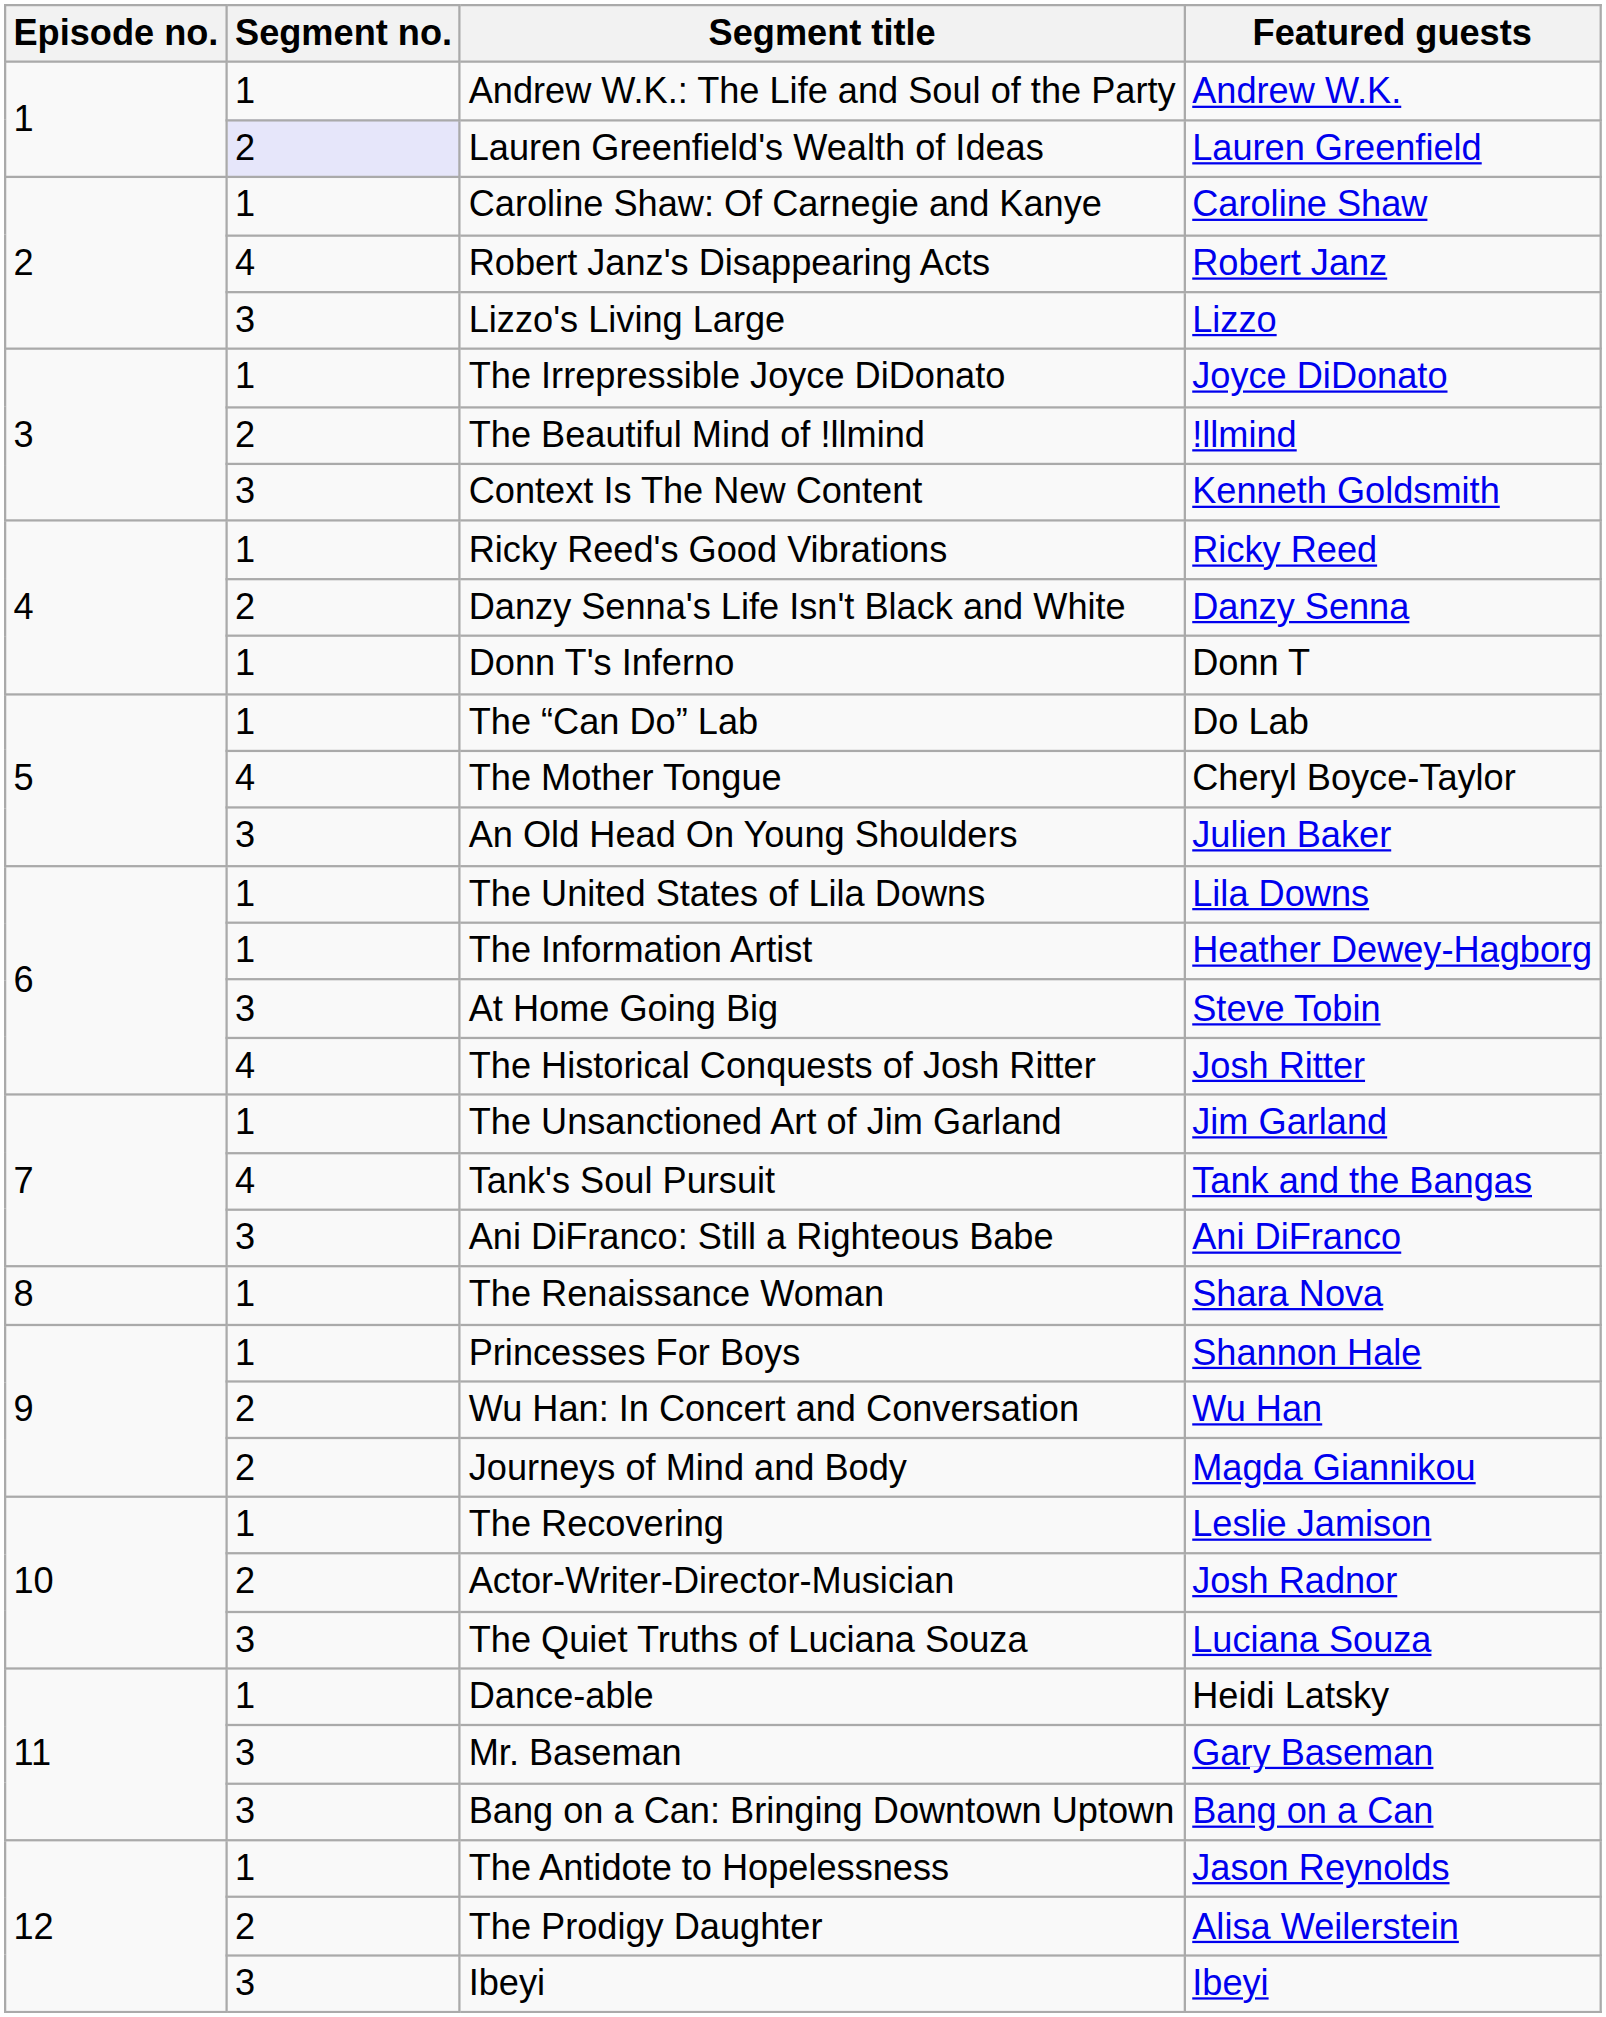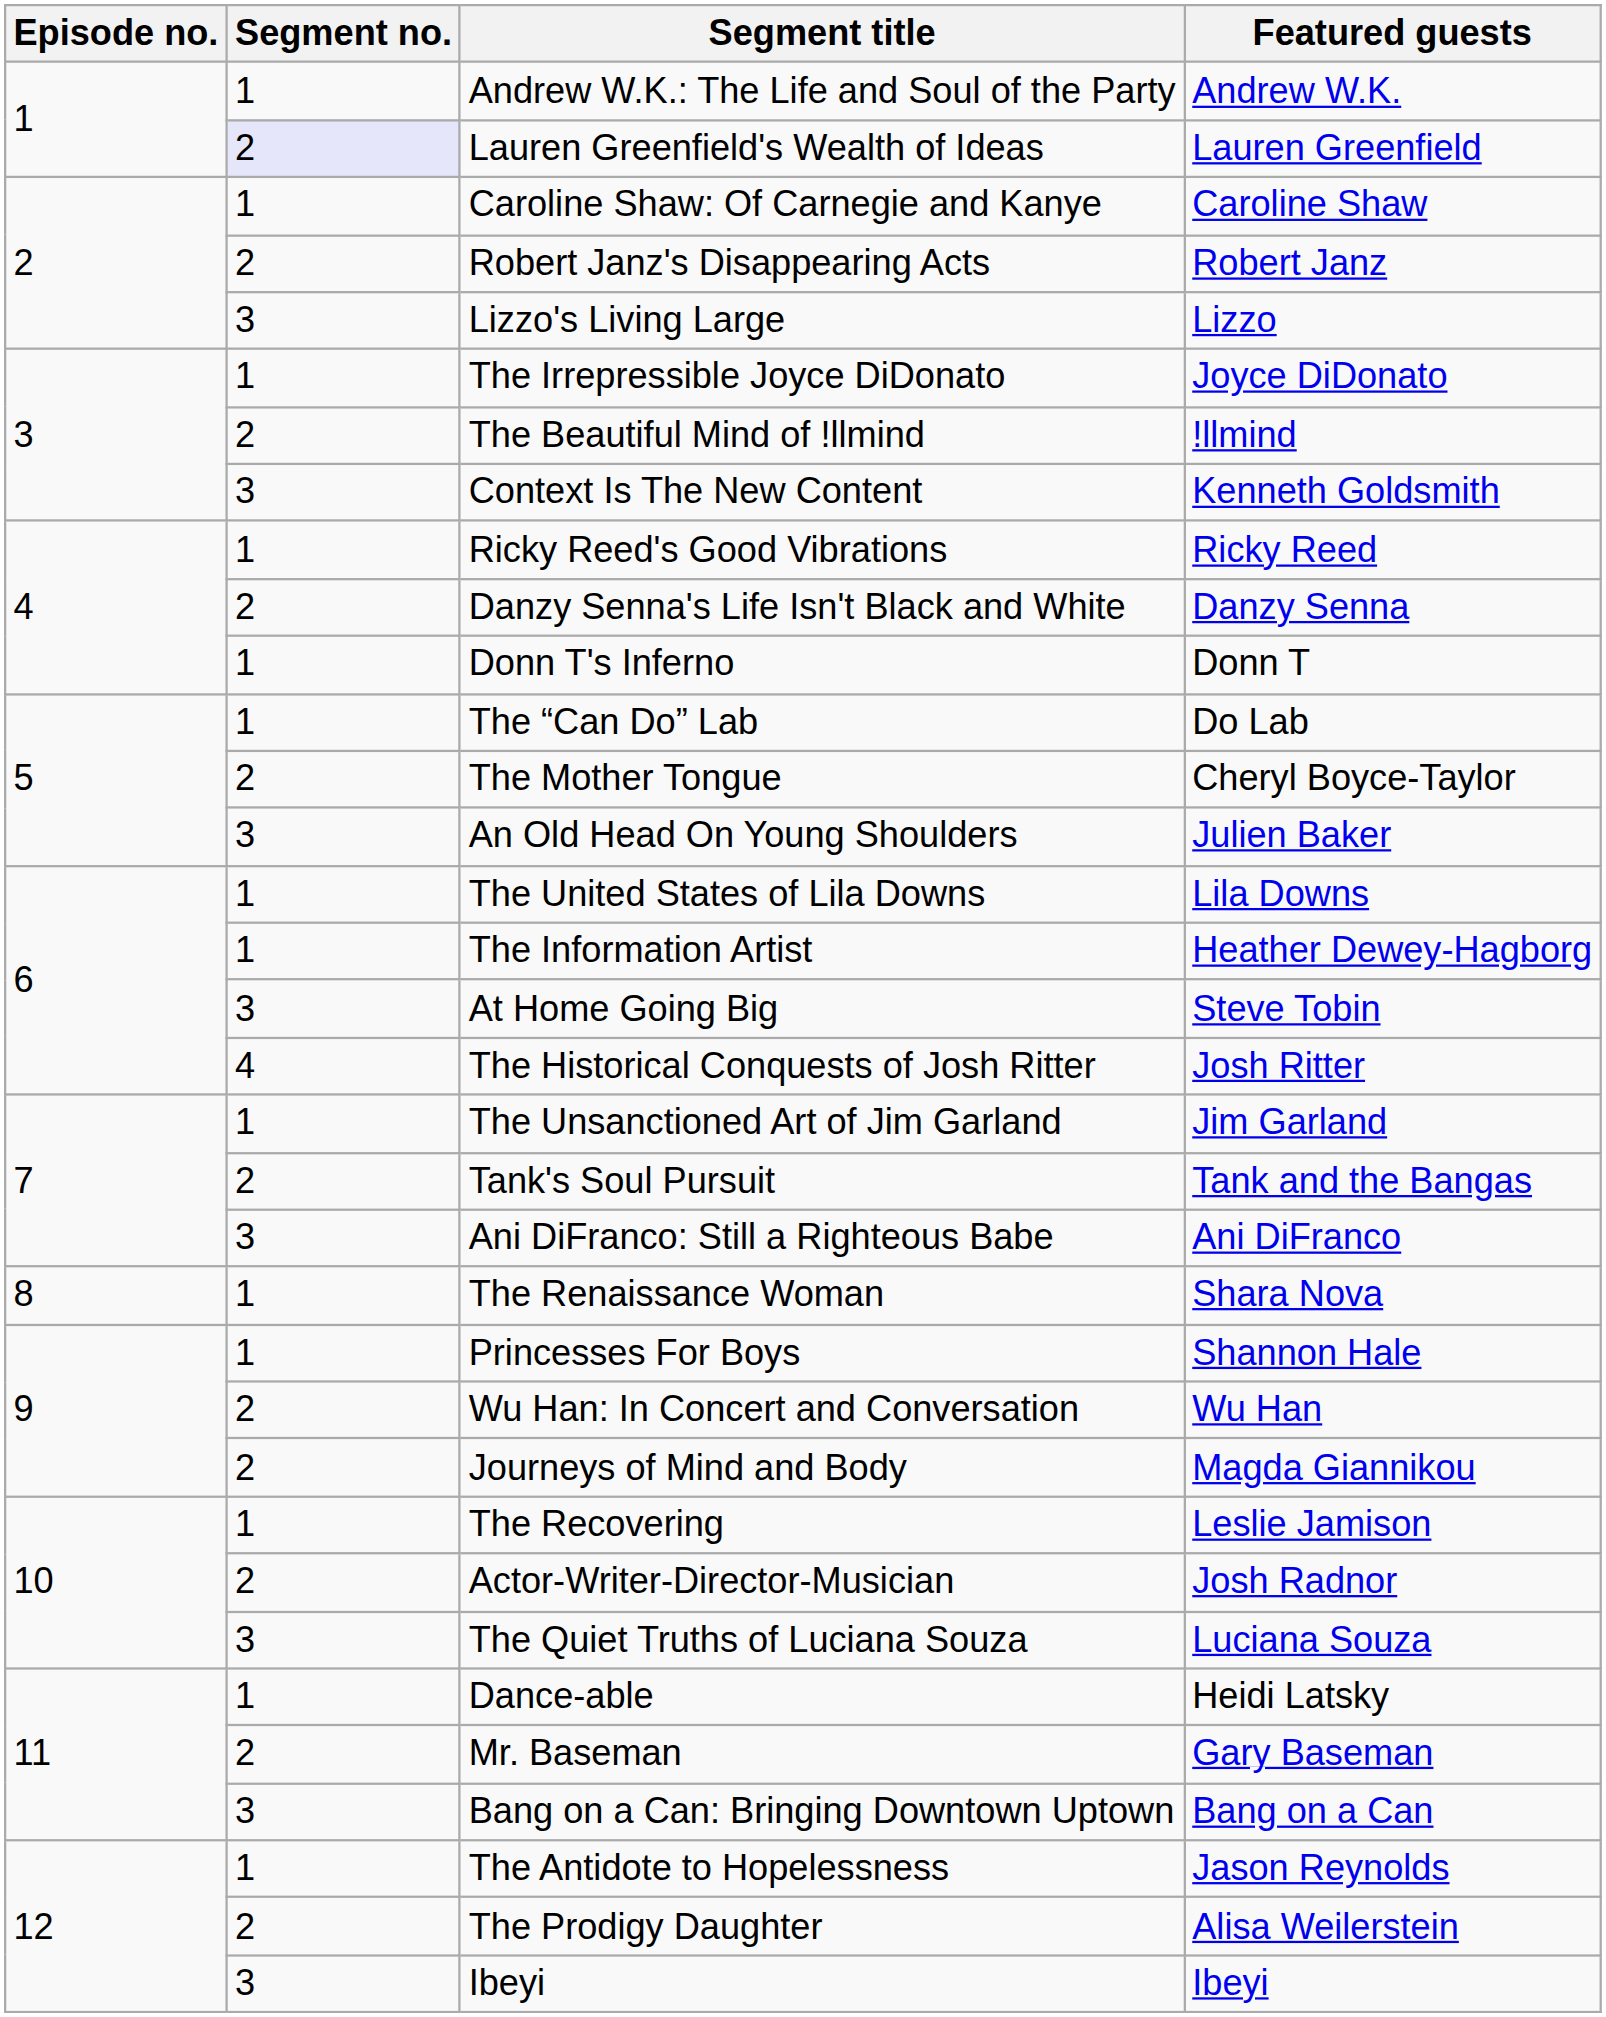(245, 262) 4 -> (245, 262) 2
(245, 778) 4 -> (245, 778) 2
(245, 1180) 4 -> (245, 1180) 2
(245, 1753) 3 -> (245, 1753) 2
